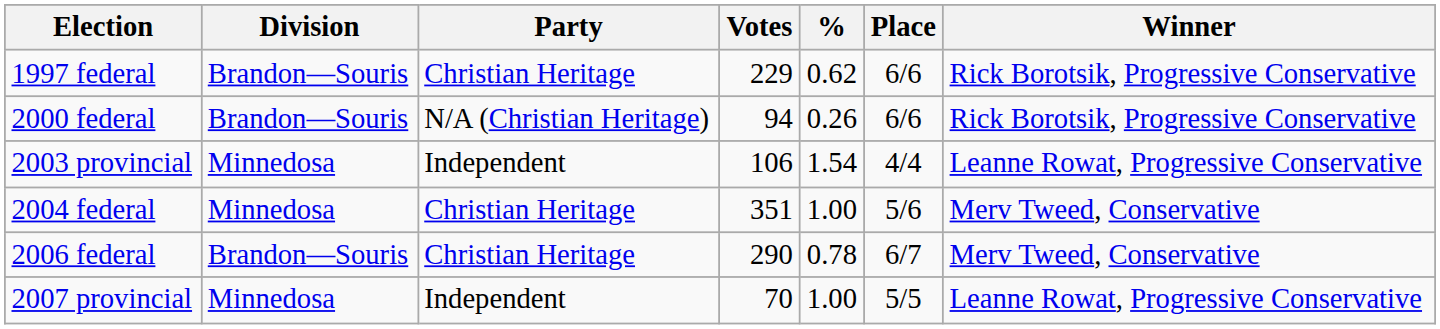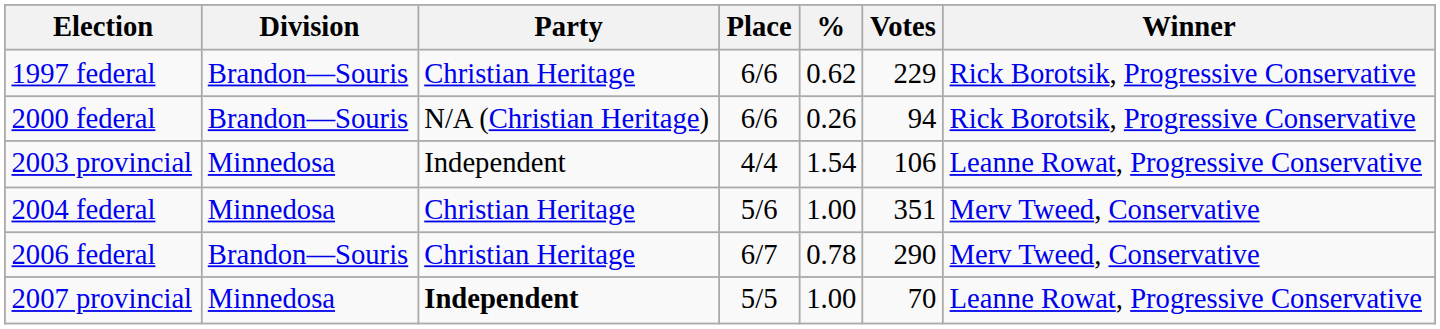columns swapped: (759, 27) <-> (903, 27)
(495, 299) normal -> (501, 299) bold
